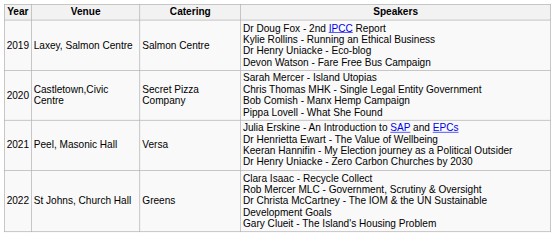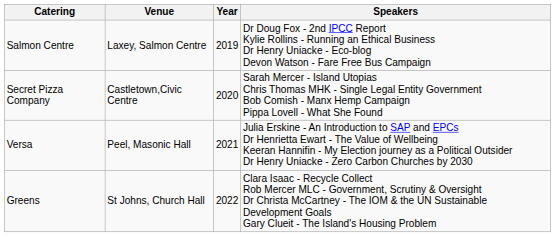columns swapped: (18, 12) <-> (190, 12)
